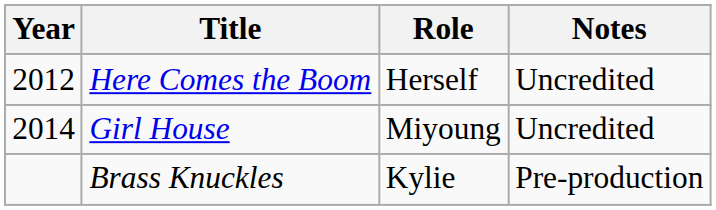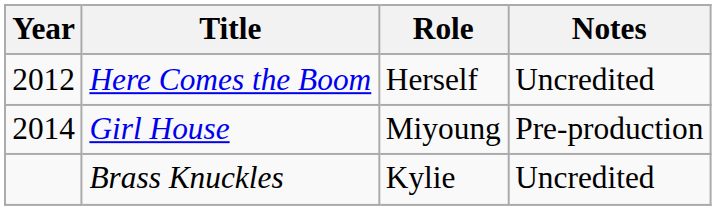(585, 128) Uncredited -> (609, 128) Pre-production
(609, 178) Pre-production -> (585, 178) Uncredited
